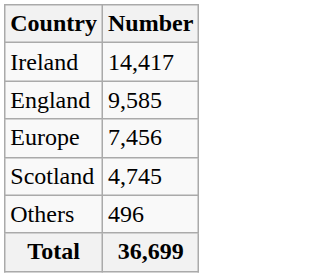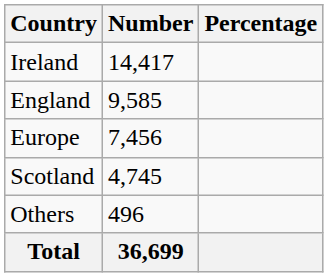+ column: (261, 23)
